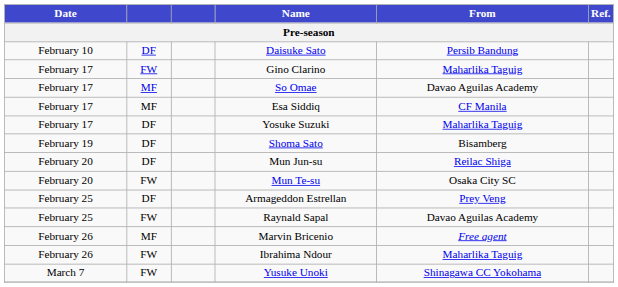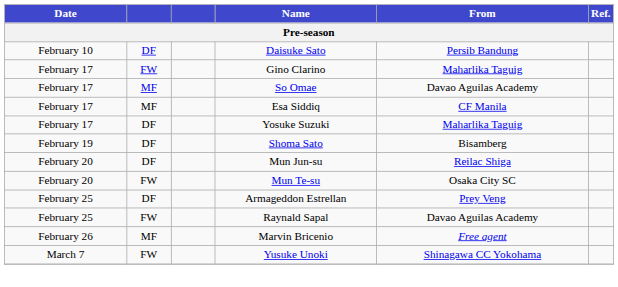- row: (296, 254)
